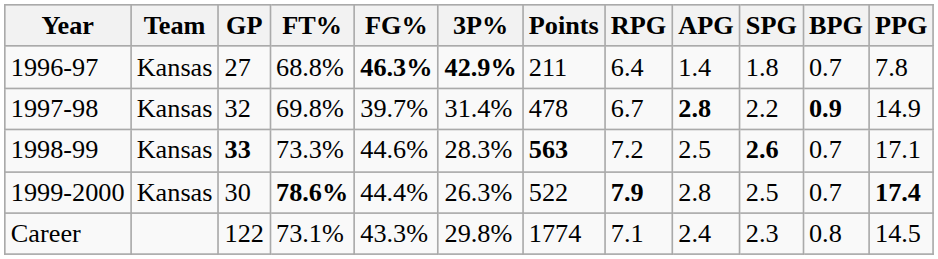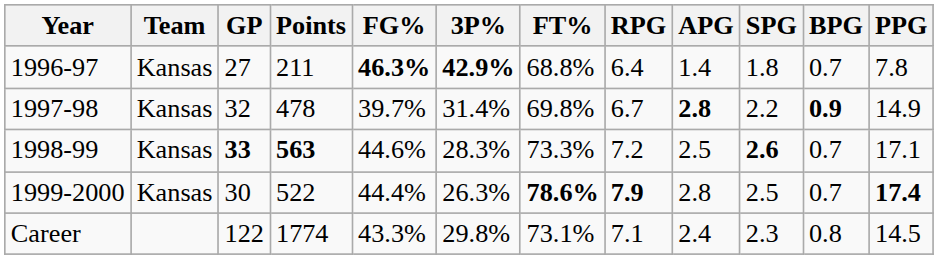columns swapped: (564, 25) <-> (312, 25)
